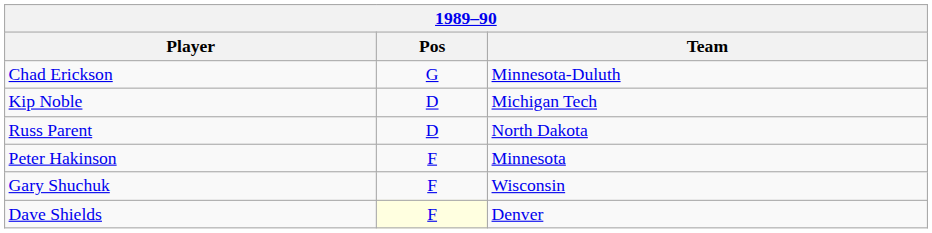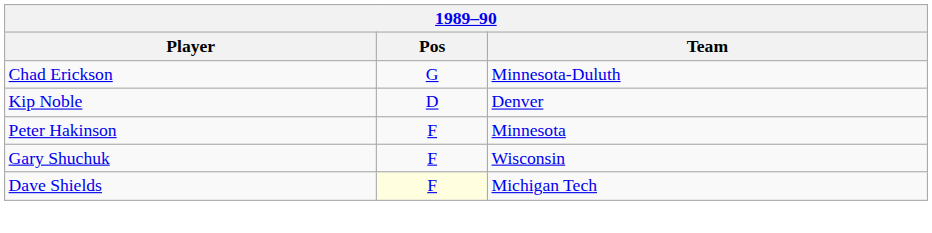(544, 102) Michigan Tech -> (517, 102) Denver
- row: (50, 130)
(517, 213) Denver -> (544, 185) Michigan Tech
